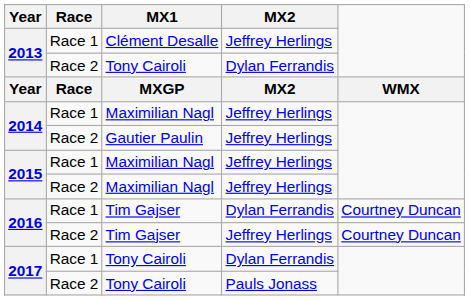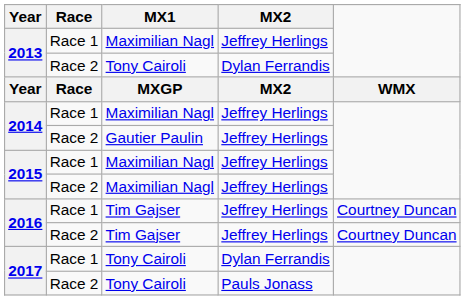(162, 40) Clément Desalle -> (160, 40) Maximilian Nagl
(280, 210) Dylan Ferrandis -> (275, 210) Jeffrey Herlings
